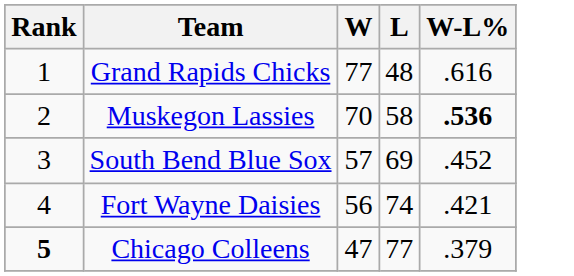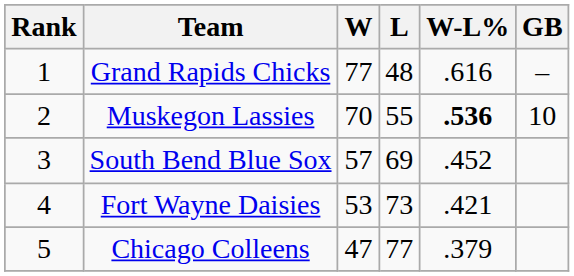+ column: (542, 26)
(399, 115) 58 -> (399, 115) 55
(358, 204) 56 -> (358, 204) 53
(399, 204) 74 -> (399, 204) 73
(44, 248) bold -> (44, 248) normal
